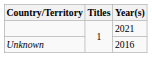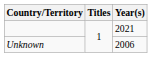(125, 44) 2016 -> (125, 44) 2006
